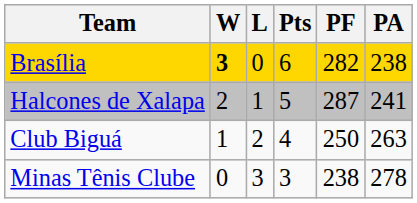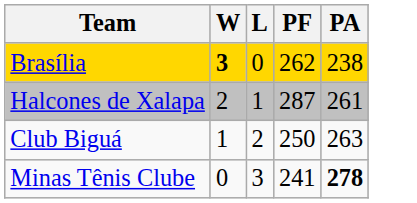- column: (295, 23)
(341, 62) 282 -> (297, 62) 262
(389, 100) 241 -> (345, 100) 261
(341, 178) 238 -> (297, 178) 241
(389, 178) normal -> (345, 178) bold
